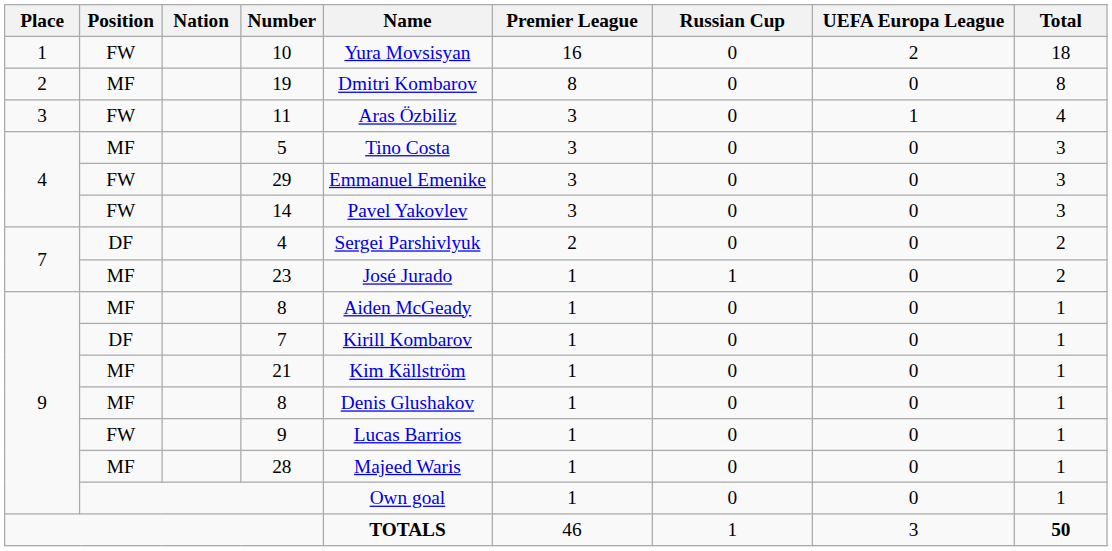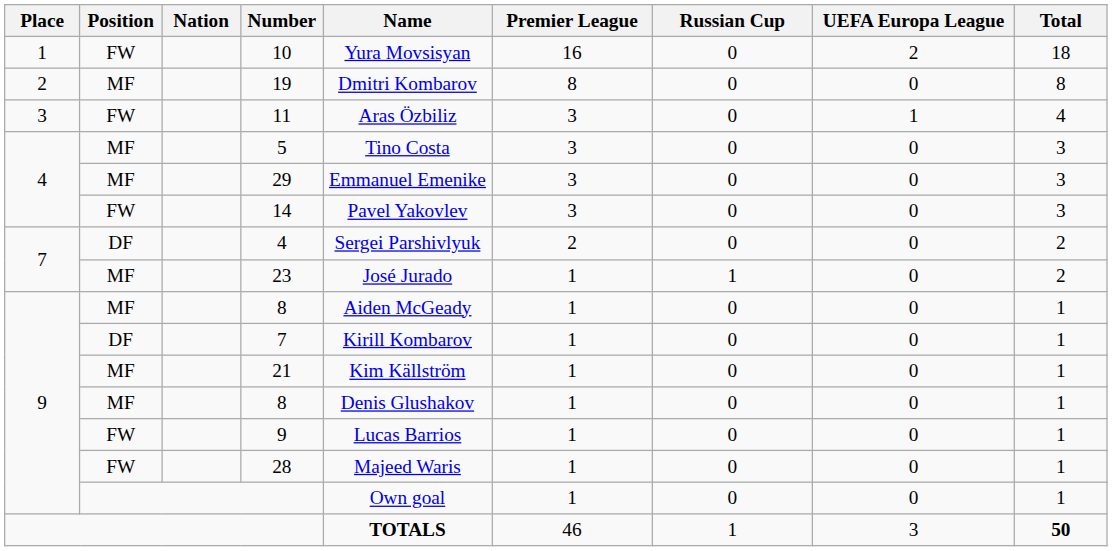(121, 179) FW -> (121, 179) MF
(121, 466) MF -> (121, 466) FW
